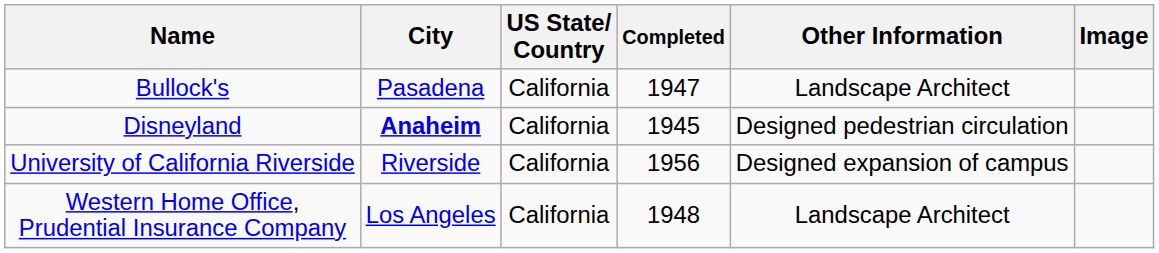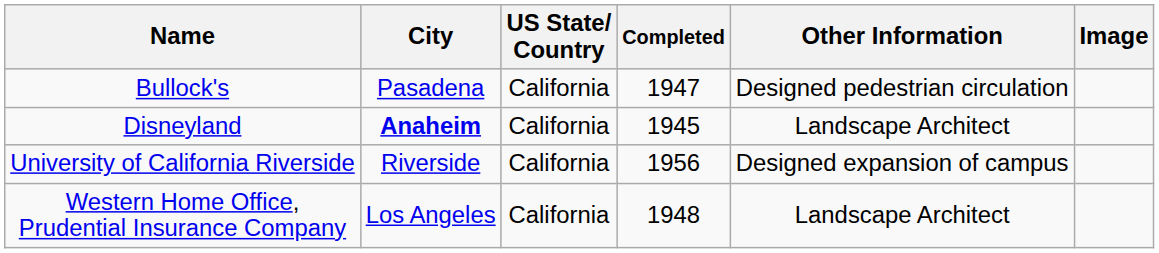(902, 88) Landscape Architect -> (902, 88) Designed pedestrian circulation
(902, 125) Designed pedestrian circulation -> (902, 125) Landscape Architect
